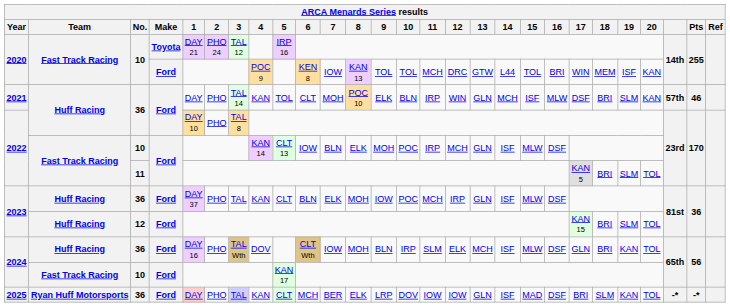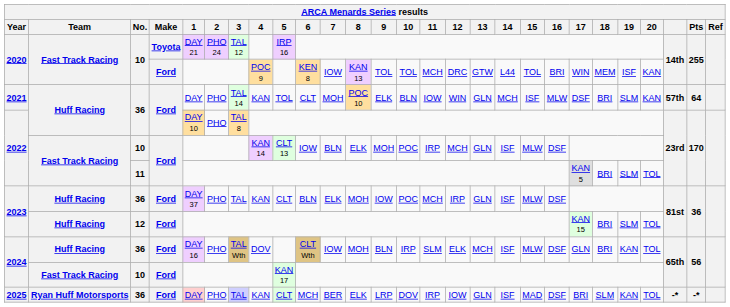(433, 97) IRP -> (433, 97) IOW
(696, 97) 46 -> (696, 97) 64
(433, 295) IOW -> (433, 295) IRP
